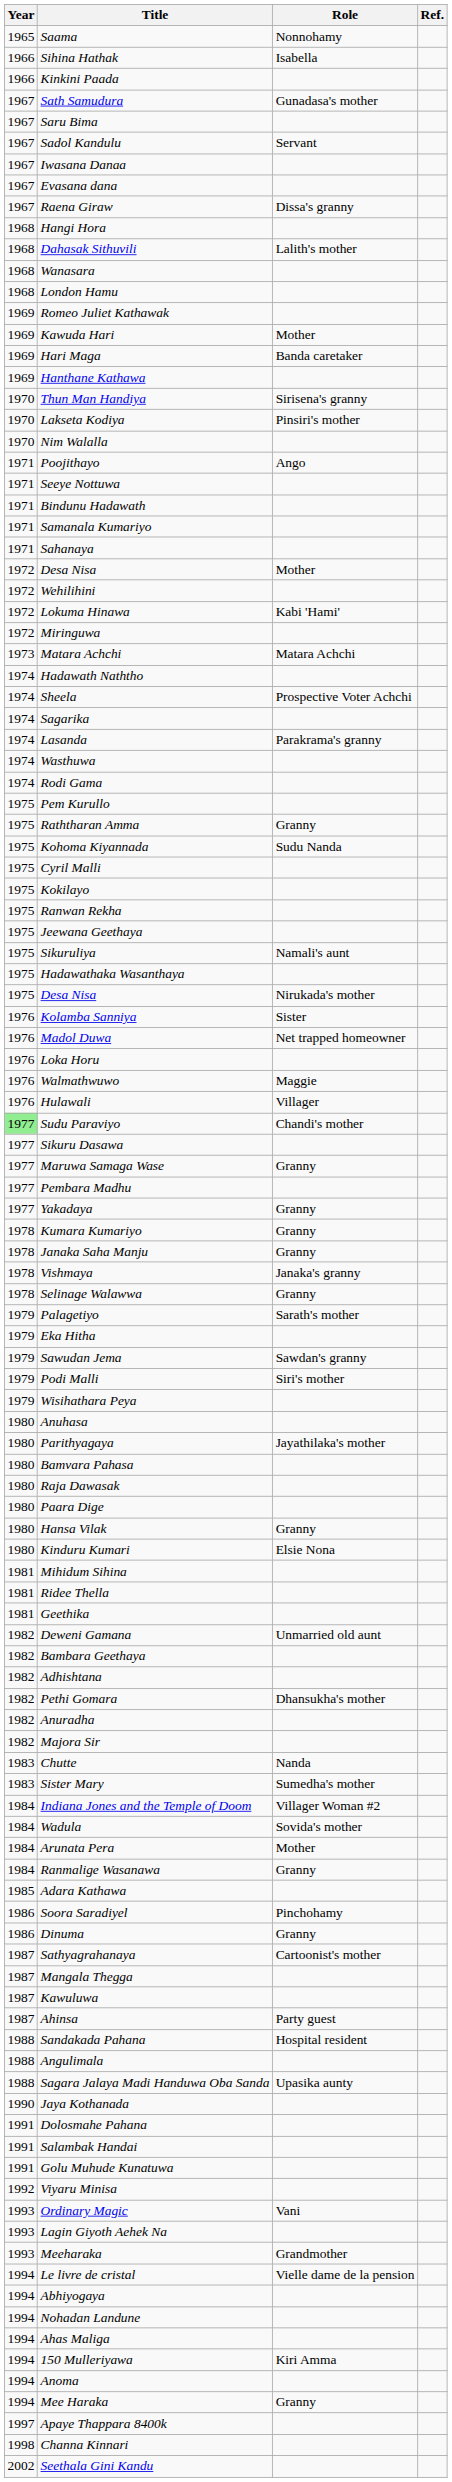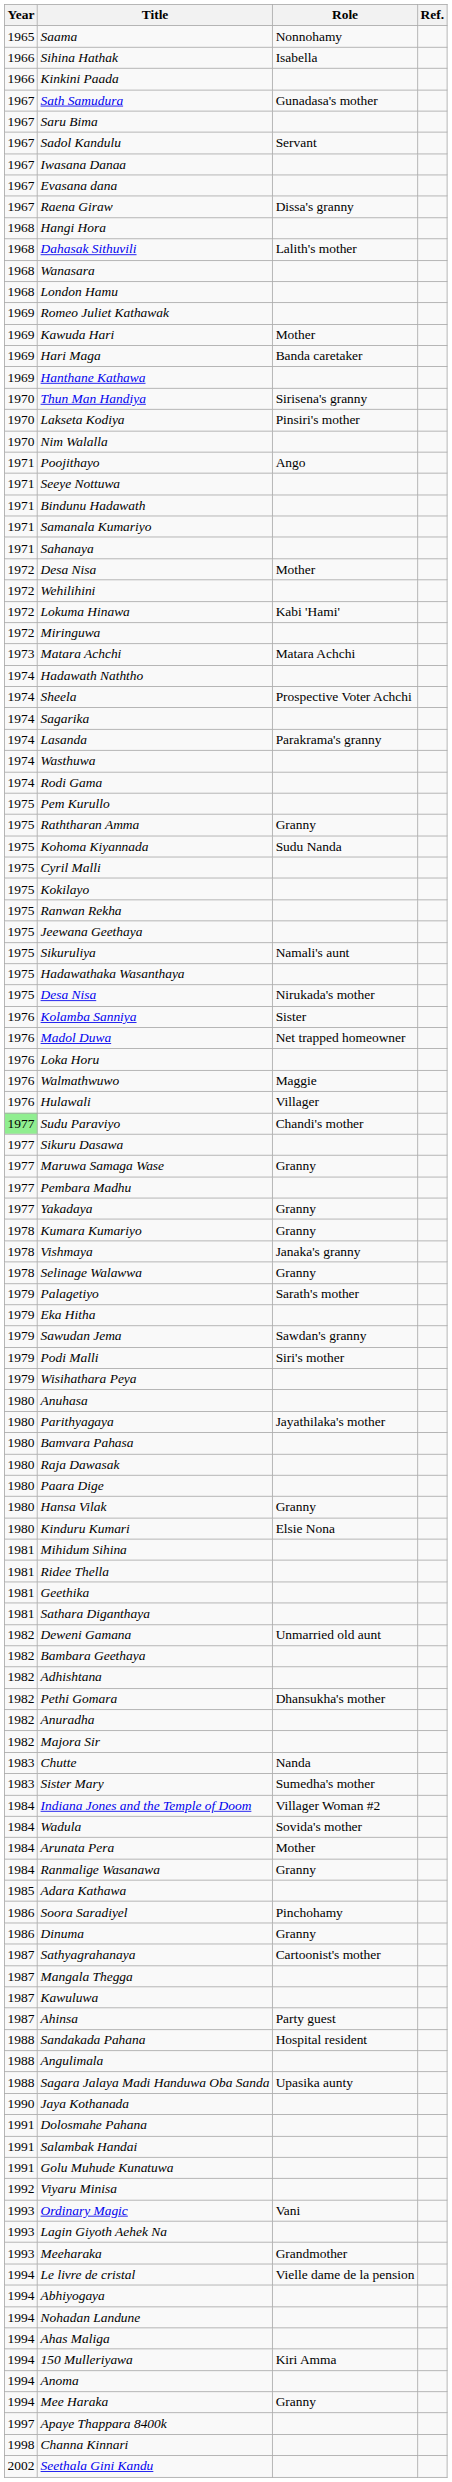- row: (94, 1251)
+ row: (95, 1613)
